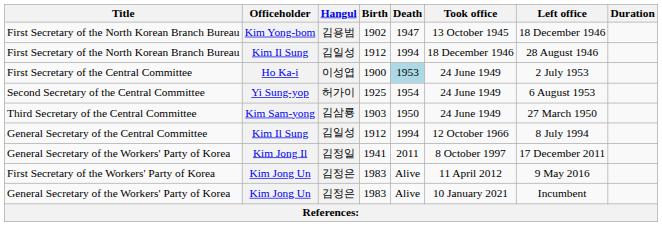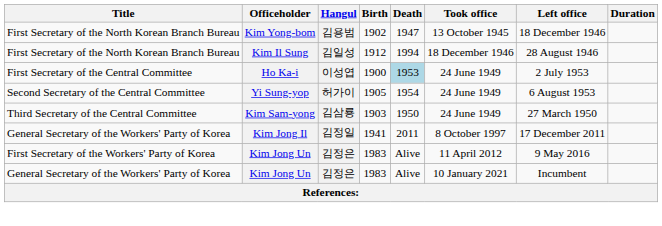(375, 93) 1925 -> (375, 93) 1905
- row: (107, 133)
